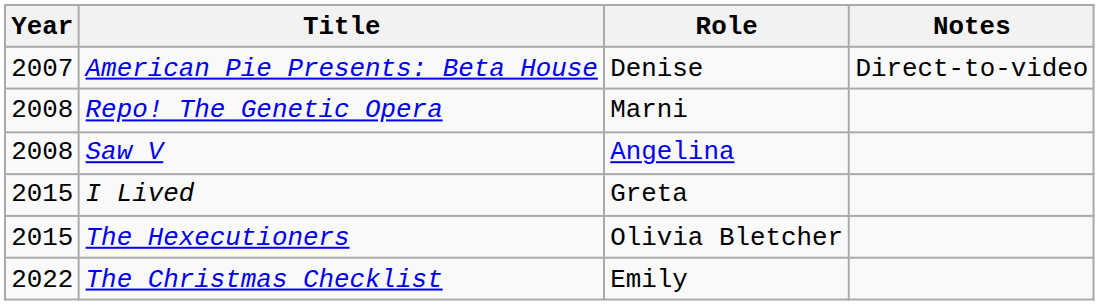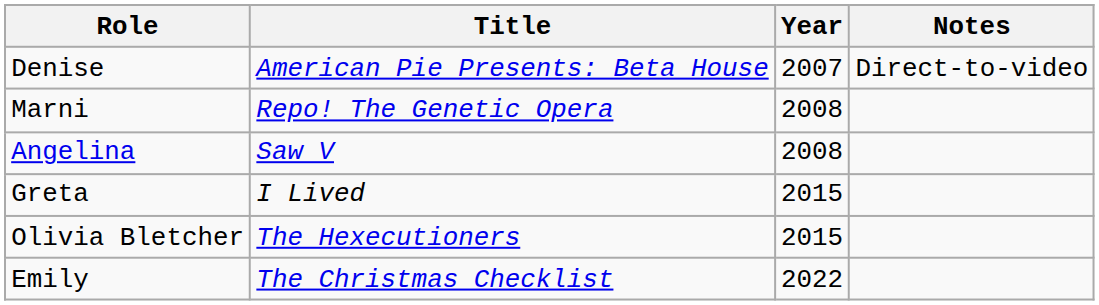columns swapped: (42, 26) <-> (727, 26)
